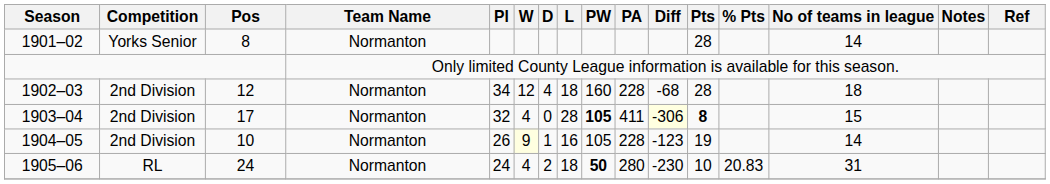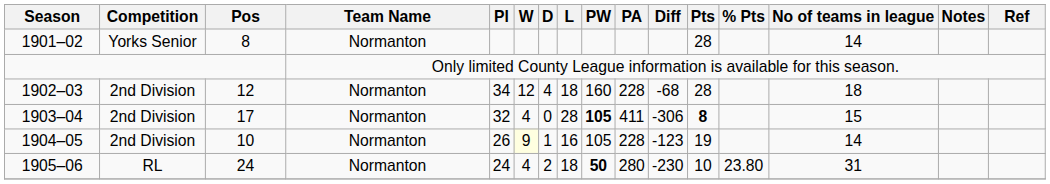(668, 116) lightyellow background -> (668, 116) no background
(744, 166) 20.83 -> (744, 166) 23.80
